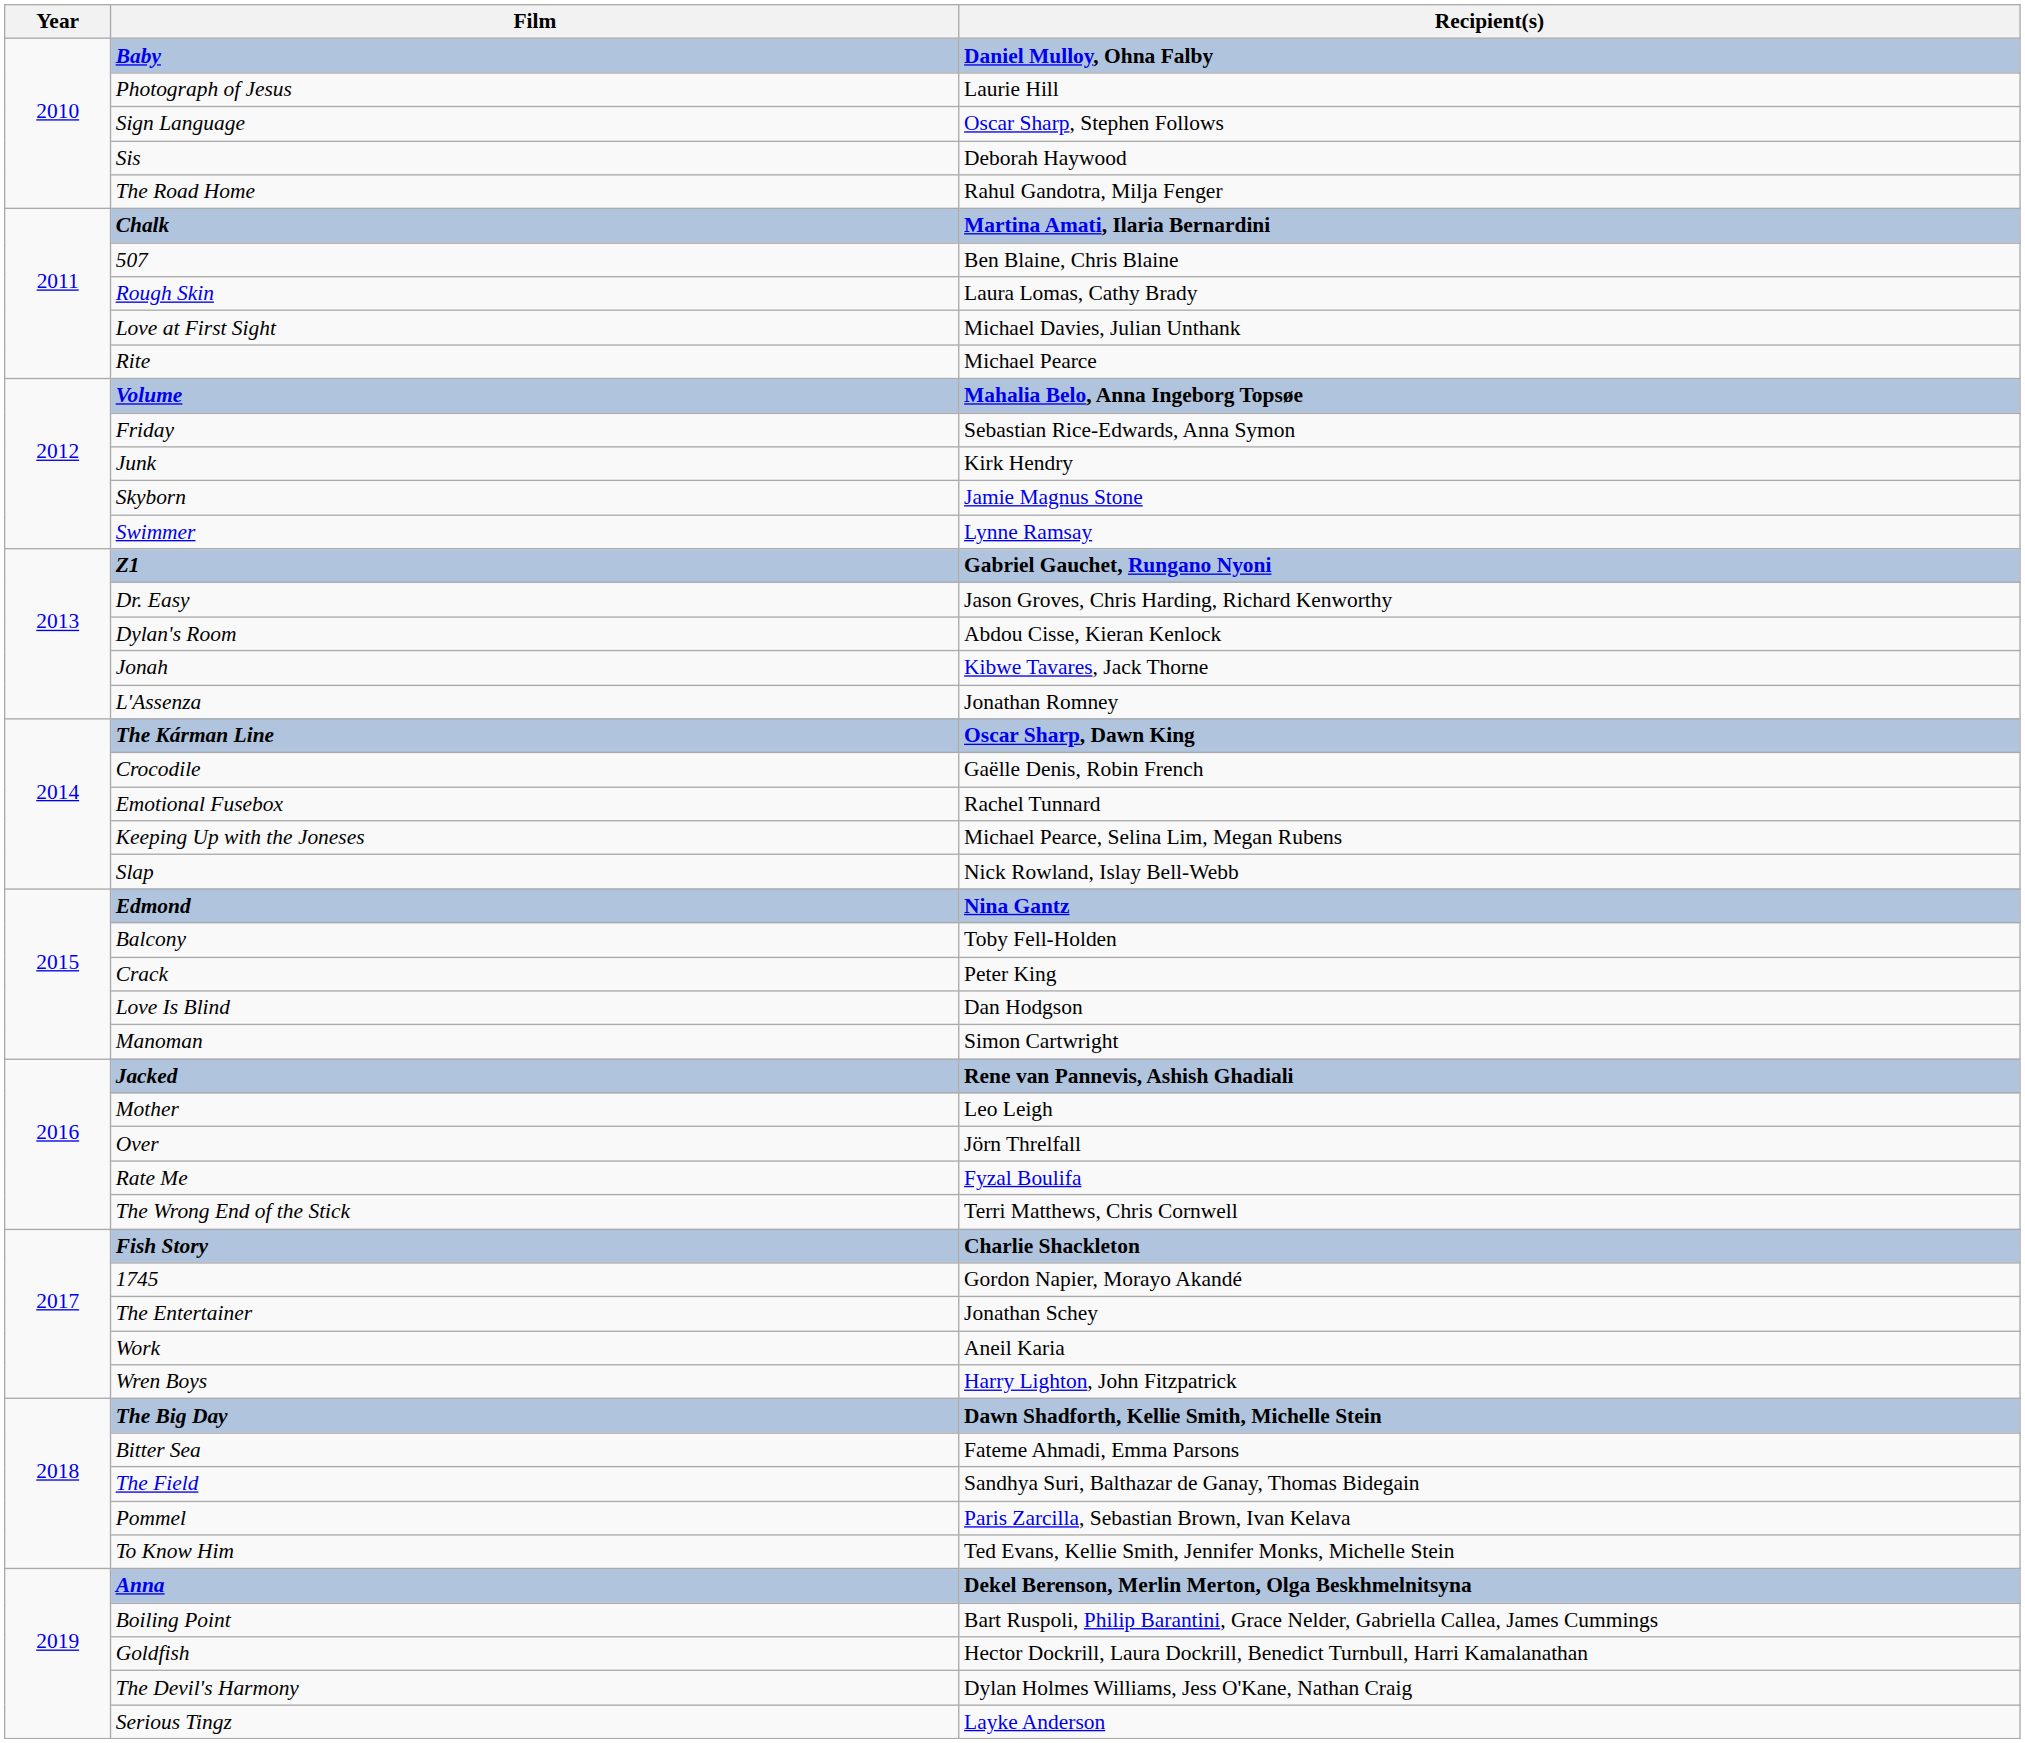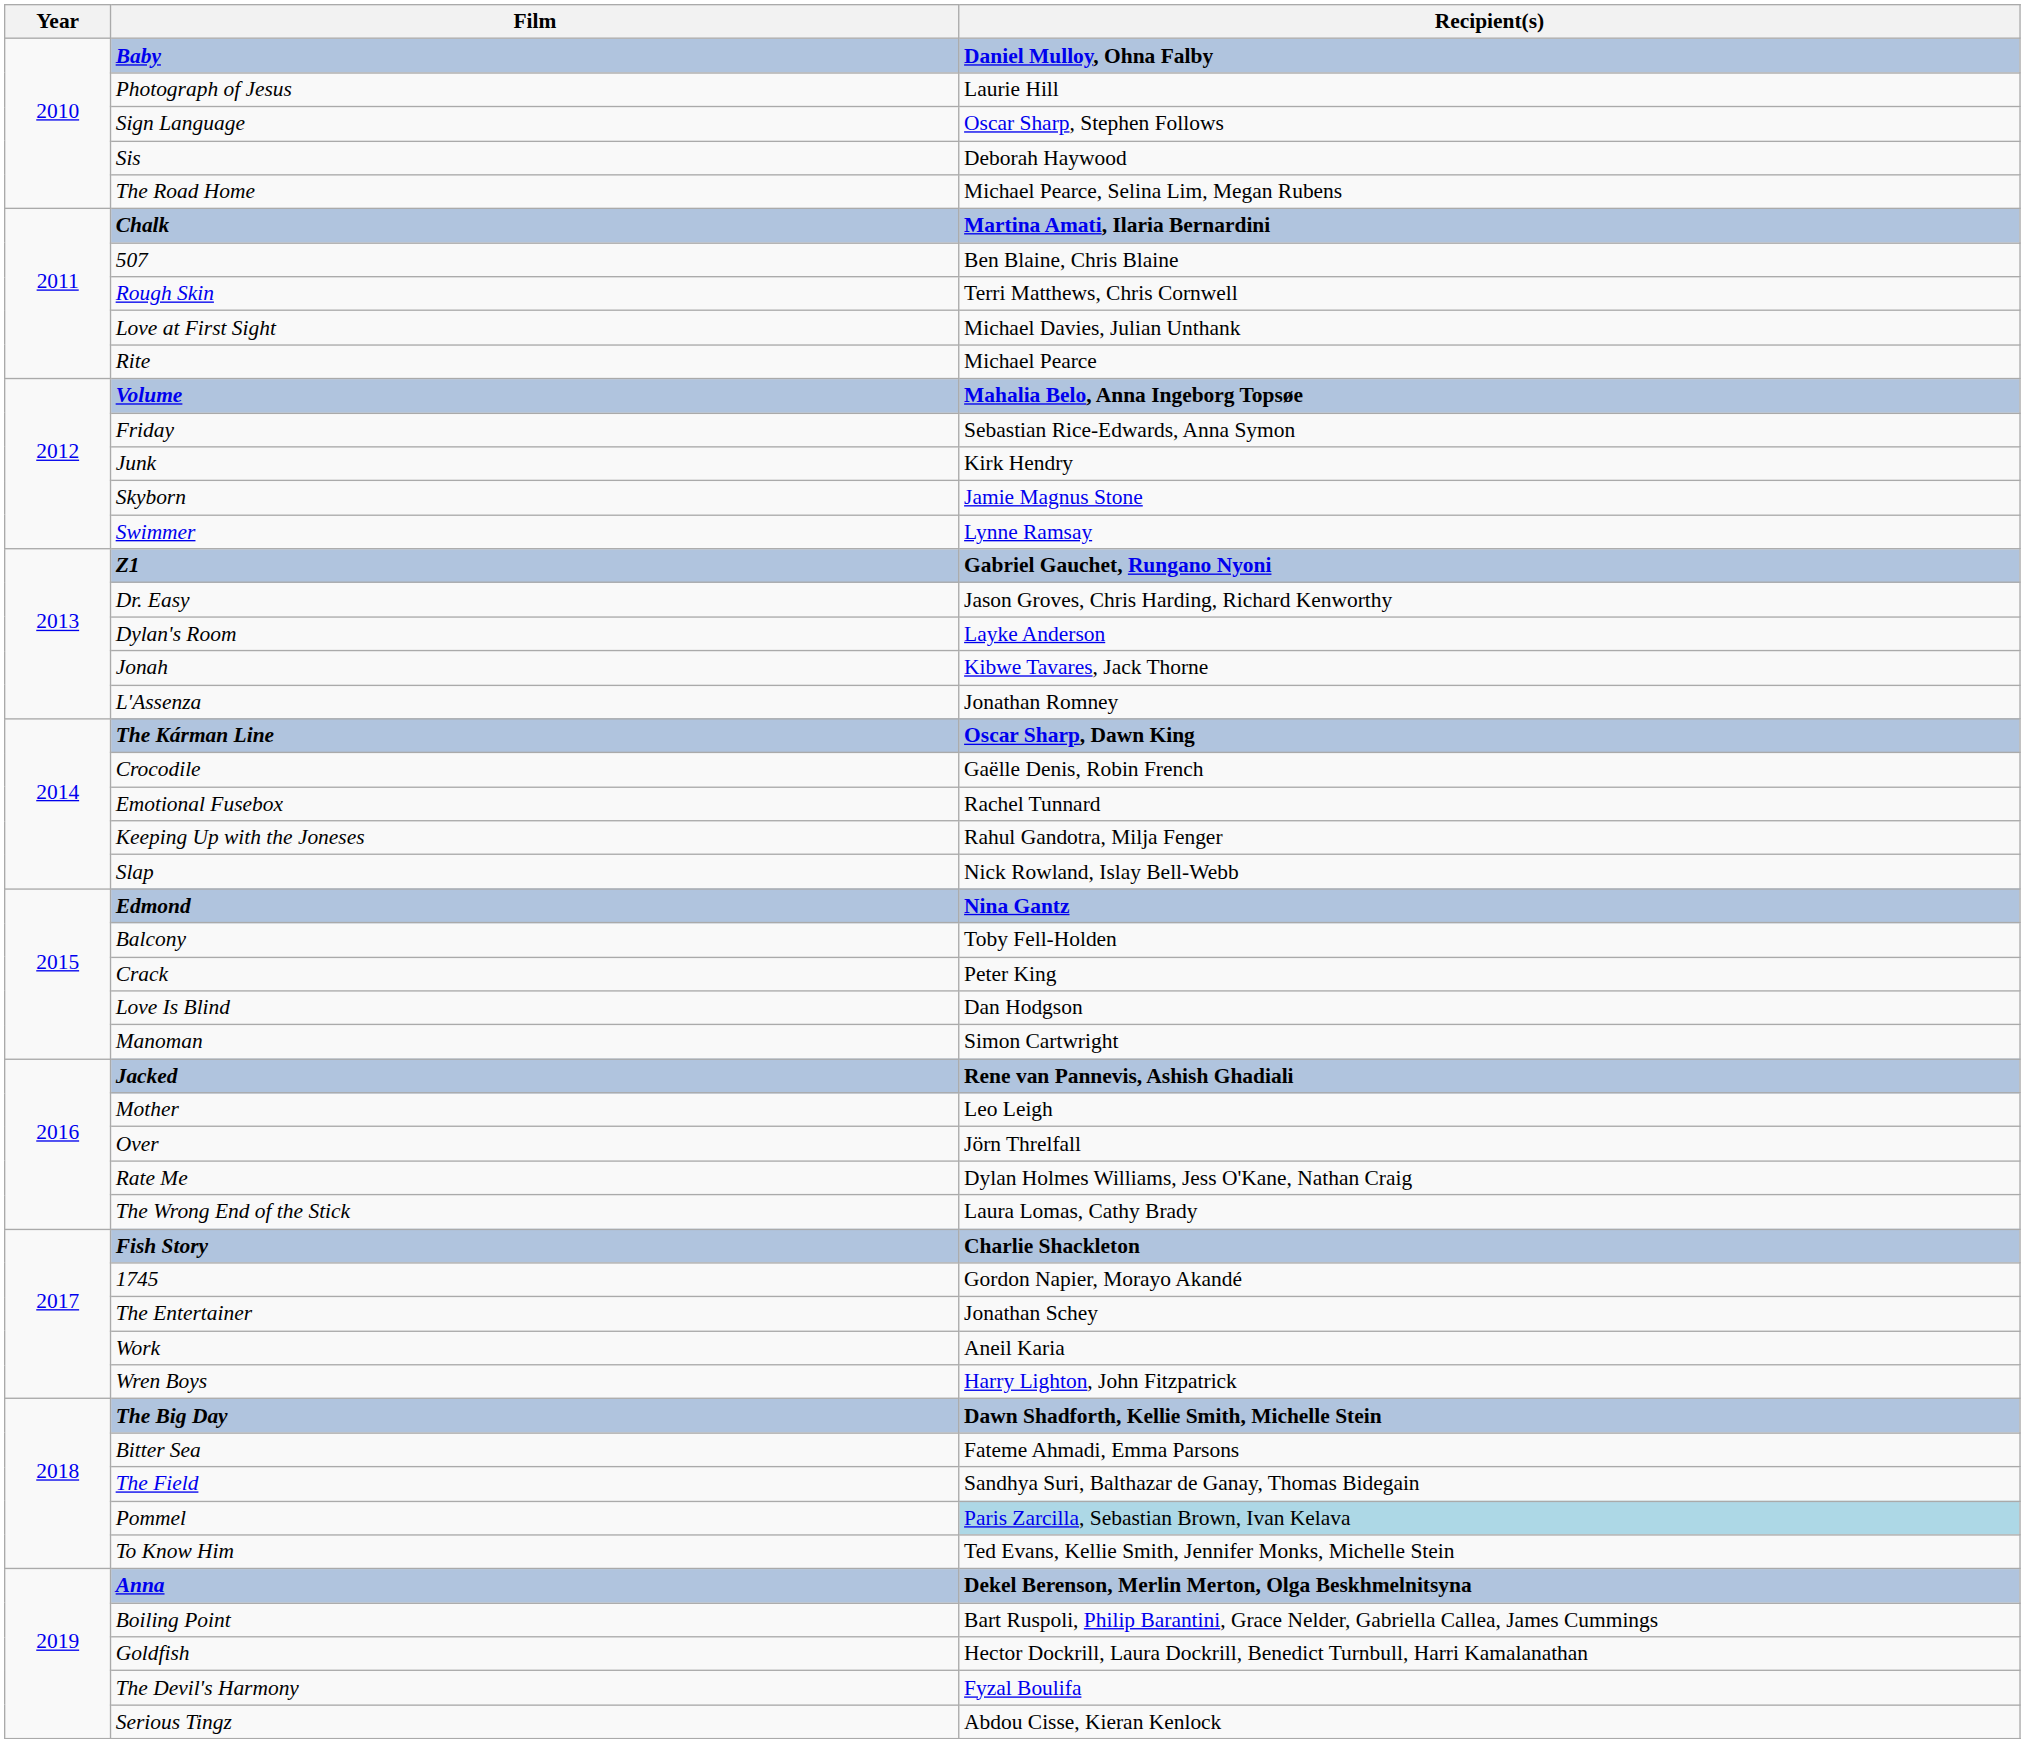(1093, 191) Rahul Gandotra, Milja Fenger -> (1153, 191) Michael Pearce, Selina Lim, Megan Rubens
(1081, 293) Laura Lomas, Cathy Brady -> (1101, 293) Terri Matthews, Chris Cornwell
(1093, 633) Abdou Cisse, Kieran Kenlock -> (1035, 633) Layke Anderson
(1153, 837) Michael Pearce, Selina Lim, Megan Rubens -> (1093, 837) Rahul Gandotra, Milja Fenger
(1023, 1177) Fyzal Boulifa -> (1188, 1177) Dylan Holmes Williams, Jess O'Kane, Nathan Craig
(1101, 1211) Terri Matthews, Chris Cornwell -> (1081, 1211) Laura Lomas, Cathy Brady
(1157, 1517) no background -> (1157, 1517) lightblue background
(1188, 1687) Dylan Holmes Williams, Jess O'Kane, Nathan Craig -> (1023, 1687) Fyzal Boulifa
(1035, 1721) Layke Anderson -> (1093, 1721) Abdou Cisse, Kieran Kenlock
